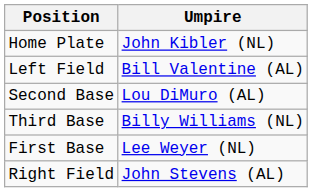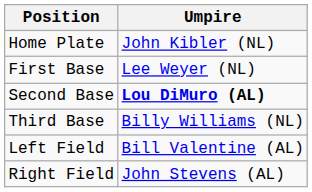rows swapped: (56, 148) <-> (56, 70)
(194, 96) normal -> (194, 96) bold
